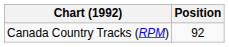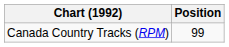(198, 32) 92 -> (198, 32) 99
